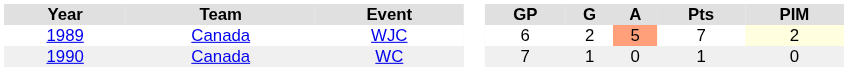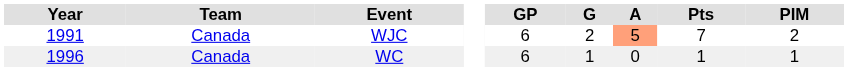(65, 35) 1989 -> (65, 35) 1991
(794, 35) lightyellow background -> (794, 35) no background
(65, 56) 1990 -> (65, 56) 1996
(525, 56) 7 -> (525, 56) 6
(794, 56) 0 -> (794, 56) 1
